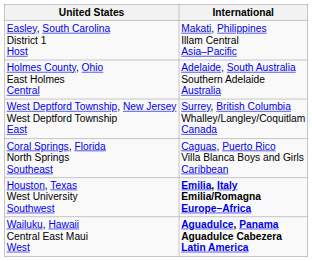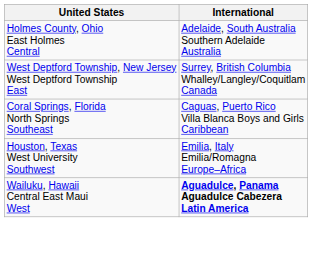- row: (58, 40)
(221, 197) bold -> (219, 158) normal
